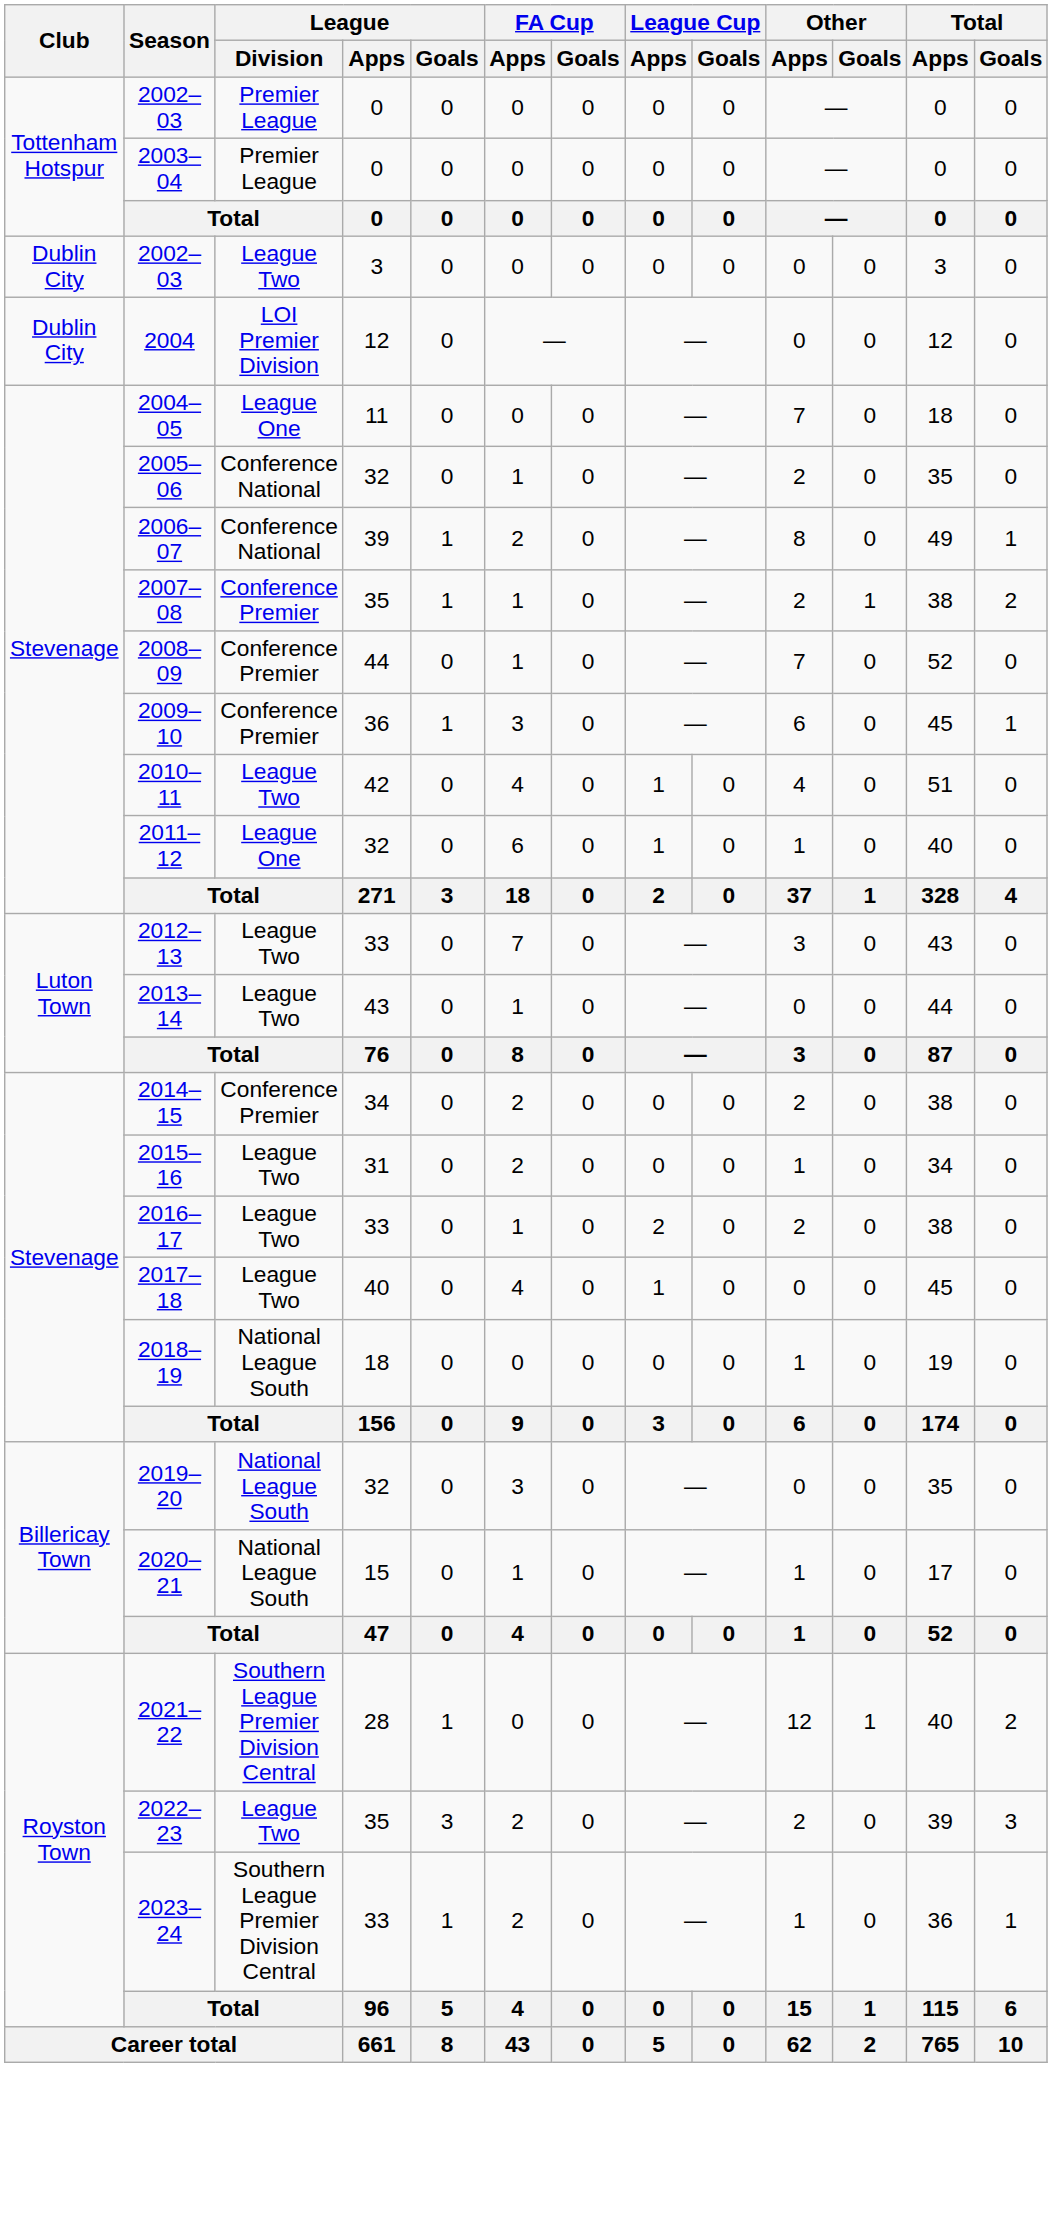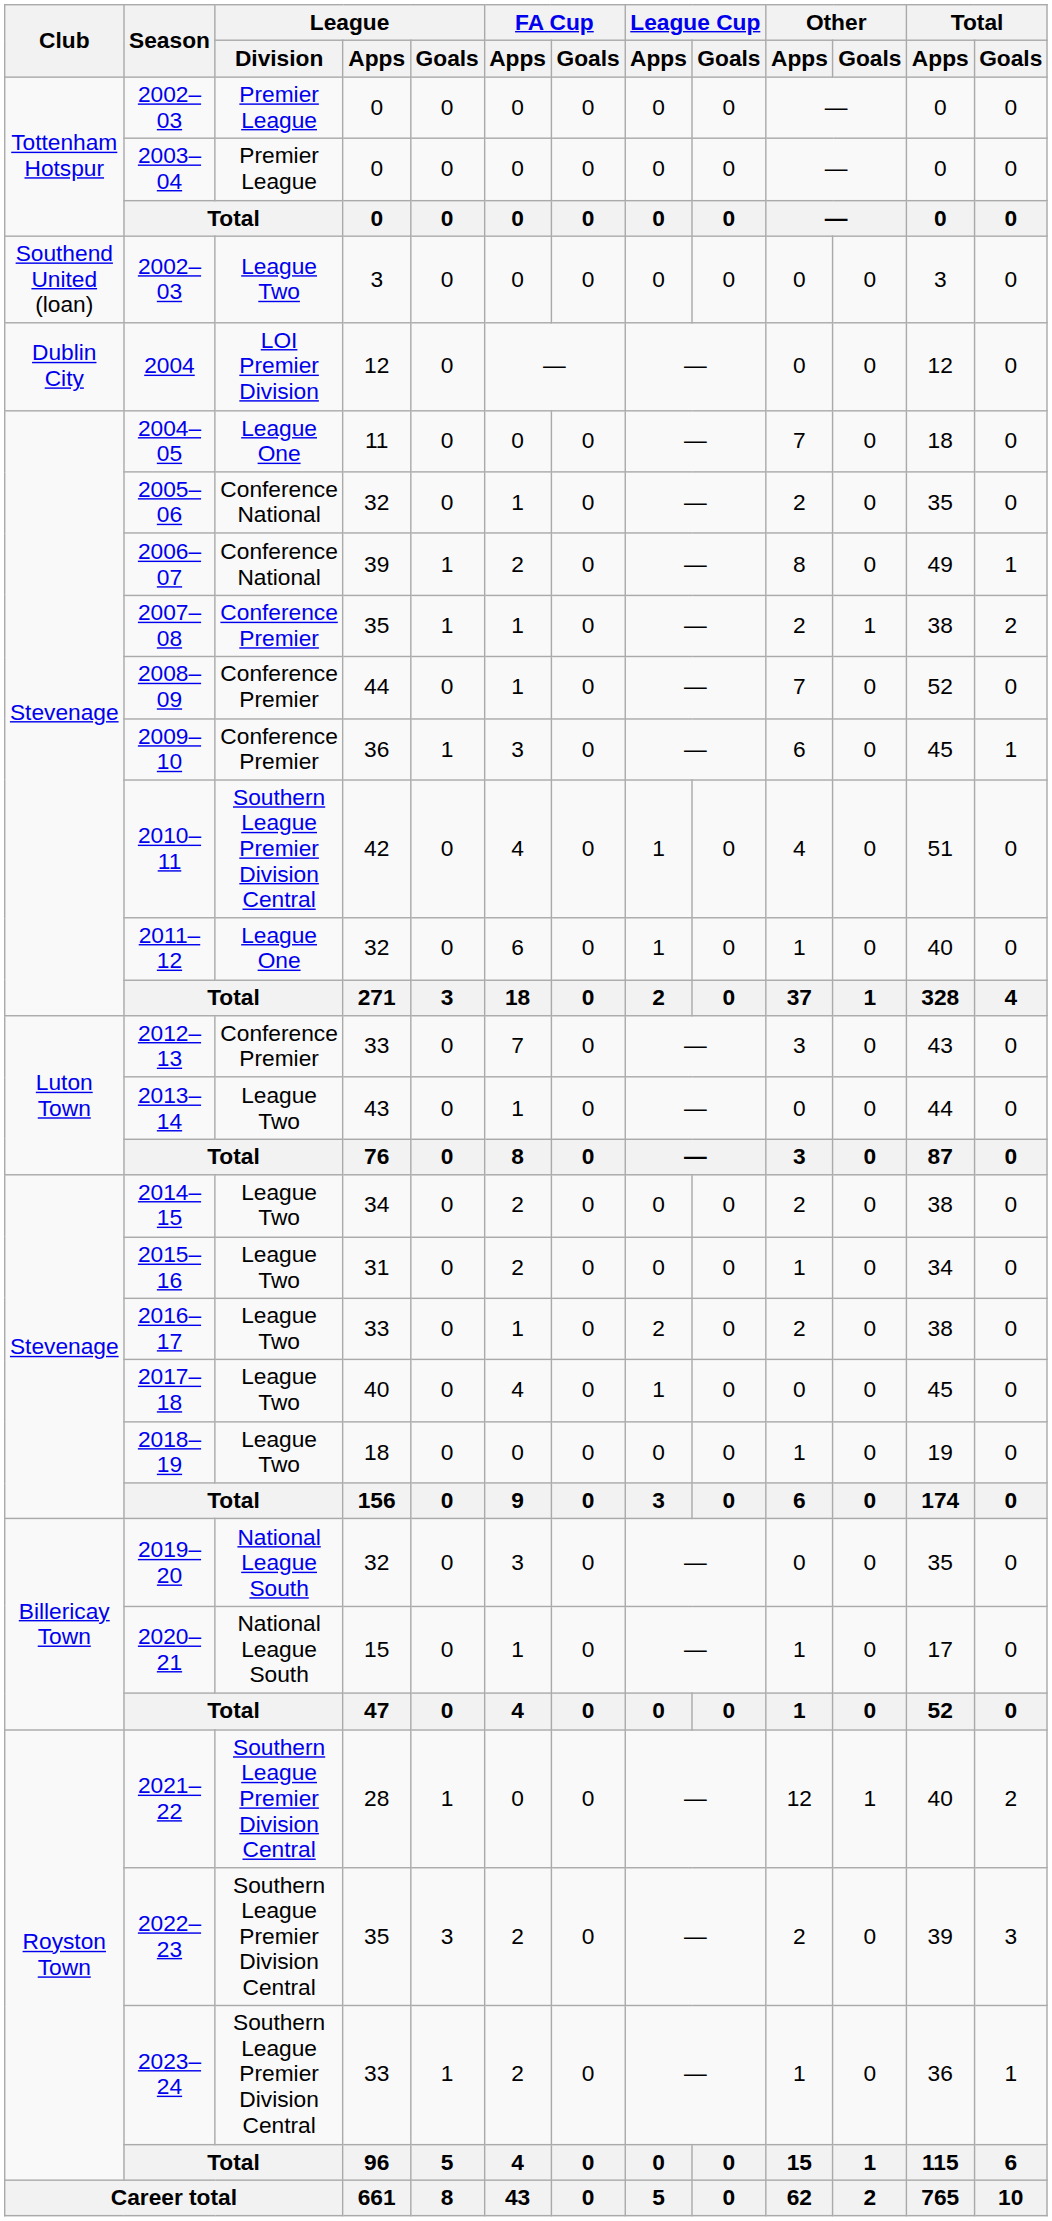(64, 266) Dublin City -> (64, 279) Southend United (loan)
(279, 784) League Two -> (279, 848) Southern League Premier Division Central
(279, 944) League Two -> (279, 1046) Conference Premier
(279, 1103) Conference Premier -> (279, 1205) League Two
(279, 1362) National League South -> (279, 1451) League Two
(279, 1821) League Two -> (279, 1936) Southern League Premier Division Central
